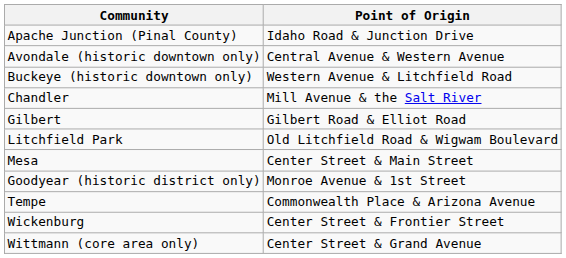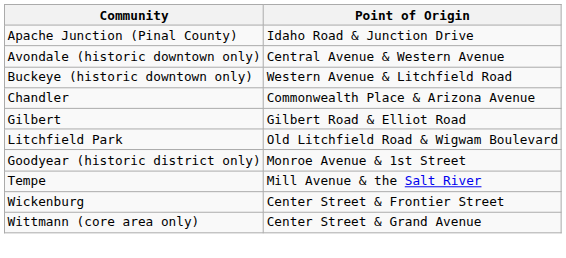(374, 98) Mill Avenue & the Salt River -> (401, 98) Commonwealth Place & Arizona Avenue
- row: (23, 160)
(401, 202) Commonwealth Place & Arizona Avenue -> (374, 181) Mill Avenue & the Salt River
